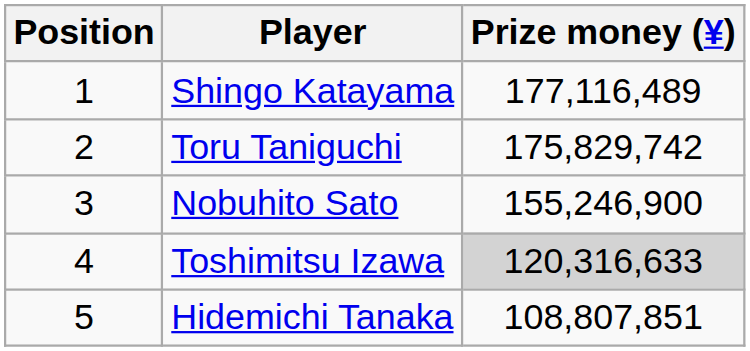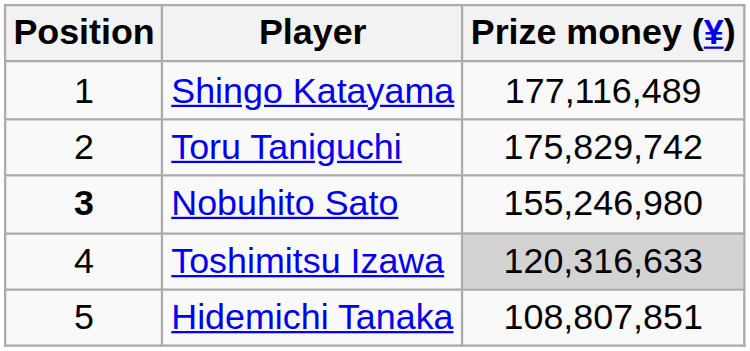(84, 203) normal -> (84, 203) bold
(603, 203) 155,246,900 -> (603, 203) 155,246,980
